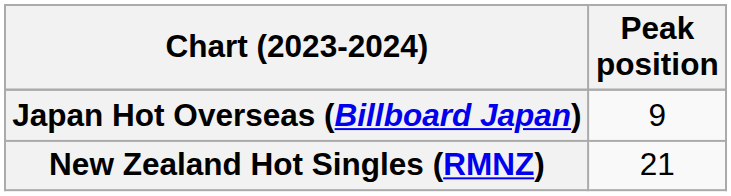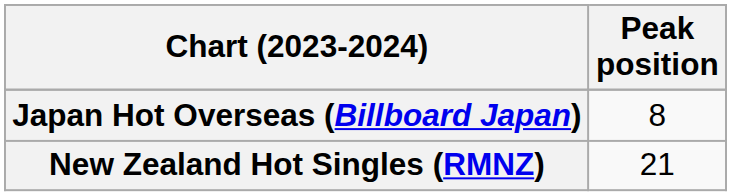(657, 114) 9 -> (657, 114) 8
